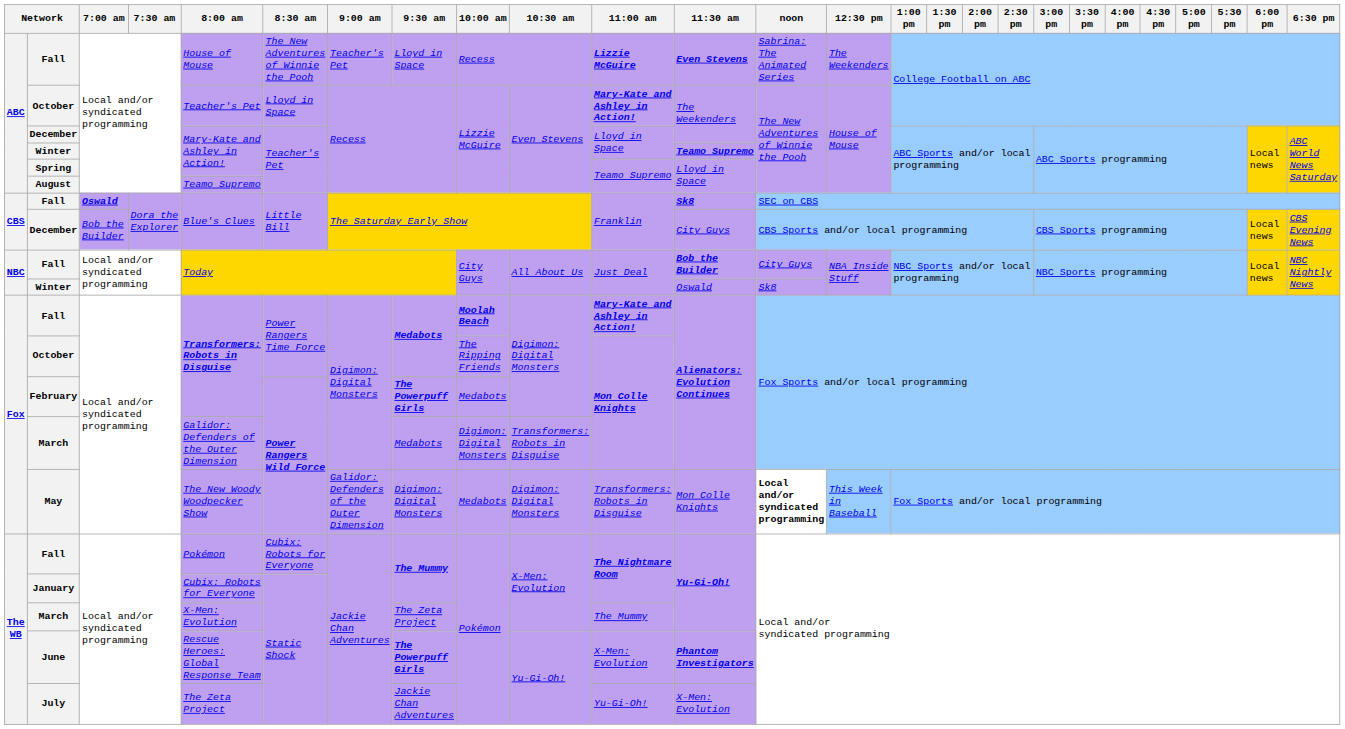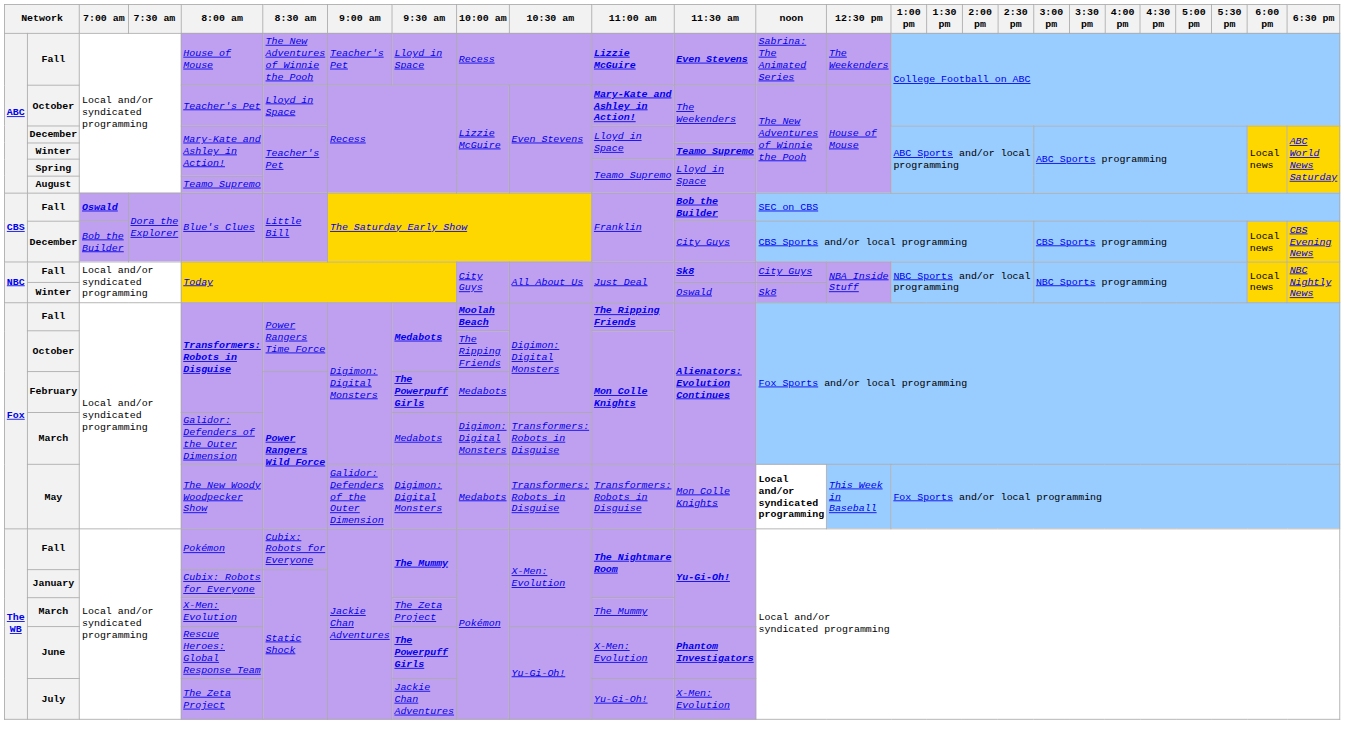(685, 201) Sk8 -> (697, 207) Bob the Builder
(697, 264) Bob the Builder -> (685, 272) Sk8
(633, 315) Mary-Kate and Ashley in Action! -> (627, 316) The Ripping Friends
(535, 501) Digimon: Digital Monsters -> (550, 496) Transformers: Robots in Disguise
